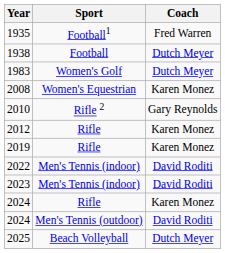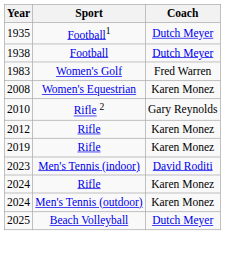(183, 33) Fred Warren -> (183, 33) Dutch Meyer
(183, 71) Dutch Meyer -> (183, 71) Fred Warren
- row: (19, 166)
(183, 220) David Roditi -> (183, 202) Karen Monez
